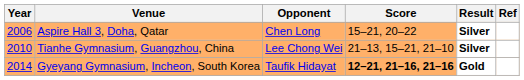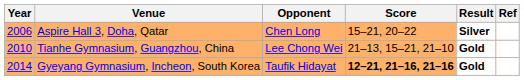(474, 49) Silver -> (472, 49) Gold
